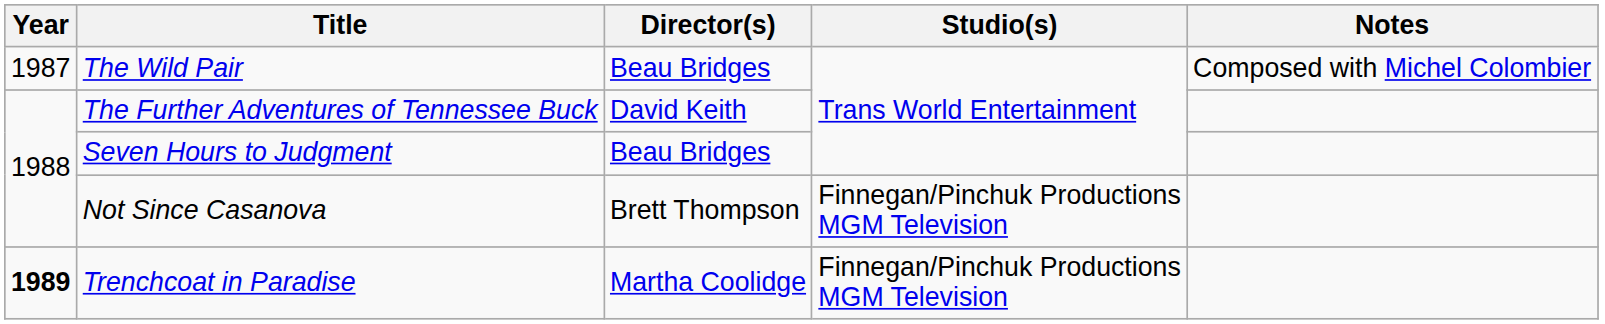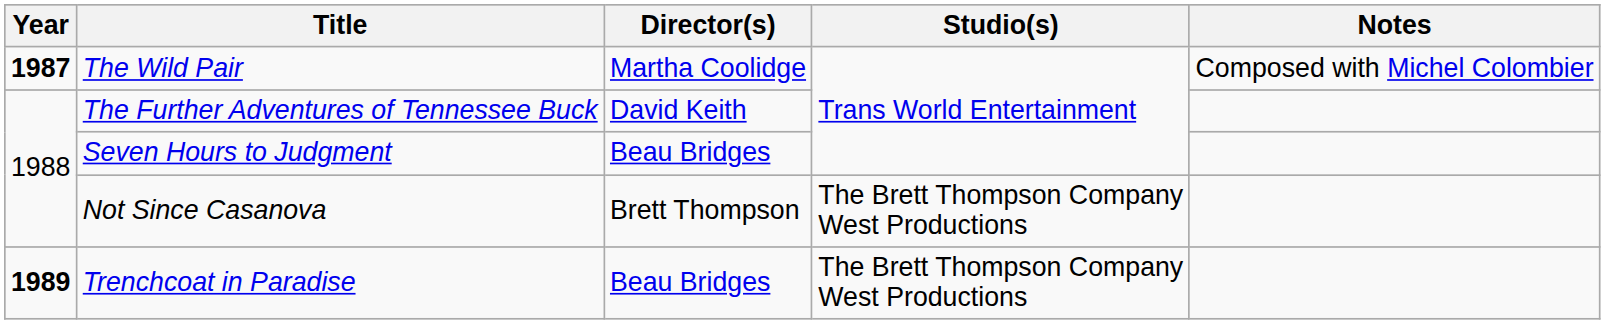(41, 68) normal -> (41, 68) bold
(690, 68) Beau Bridges -> (708, 68) Martha Coolidge
(1000, 210) Finnegan/Pinchuk Productions MGM Television -> (1001, 210) The Brett Thompson Company West Productions
(708, 282) Martha Coolidge -> (690, 282) Beau Bridges
(1000, 282) Finnegan/Pinchuk Productions MGM Television -> (1001, 282) The Brett Thompson Company West Productions
